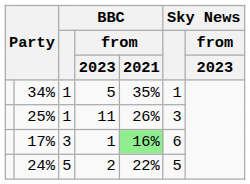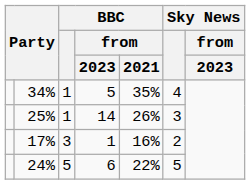(177, 92) 1 -> (177, 92) 4
(106, 117) 11 -> (106, 117) 14
(146, 142) lightgreen background -> (146, 142) no background
(177, 142) 6 -> (177, 142) 2
(111, 167) 2 -> (111, 167) 6
